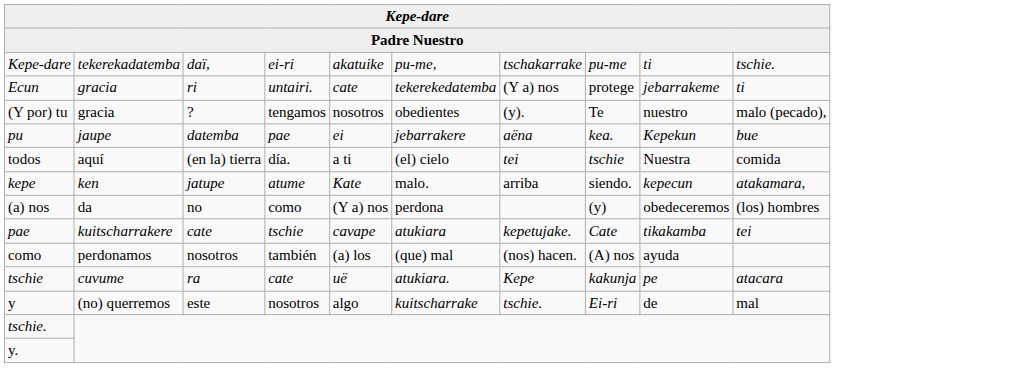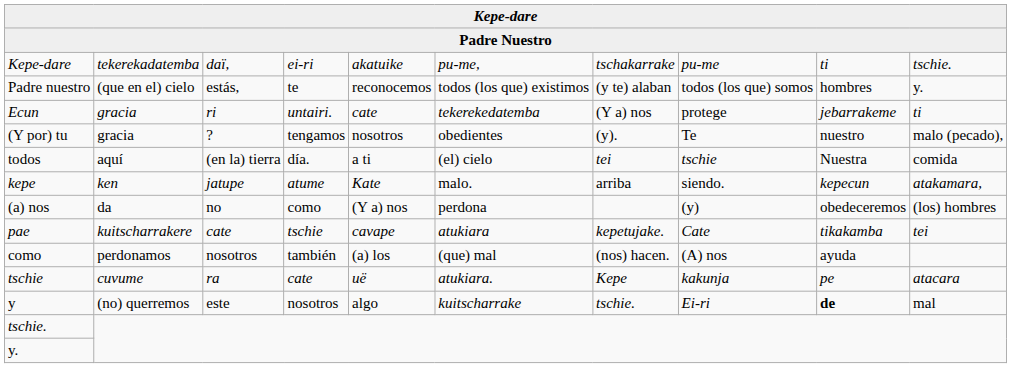+ row: (49, 87)
- row: (15, 135)
(650, 302) normal -> (828, 302) bold
